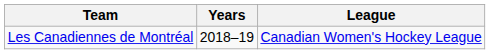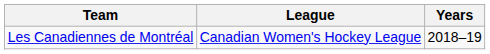columns swapped: (371, 15) <-> (227, 15)
